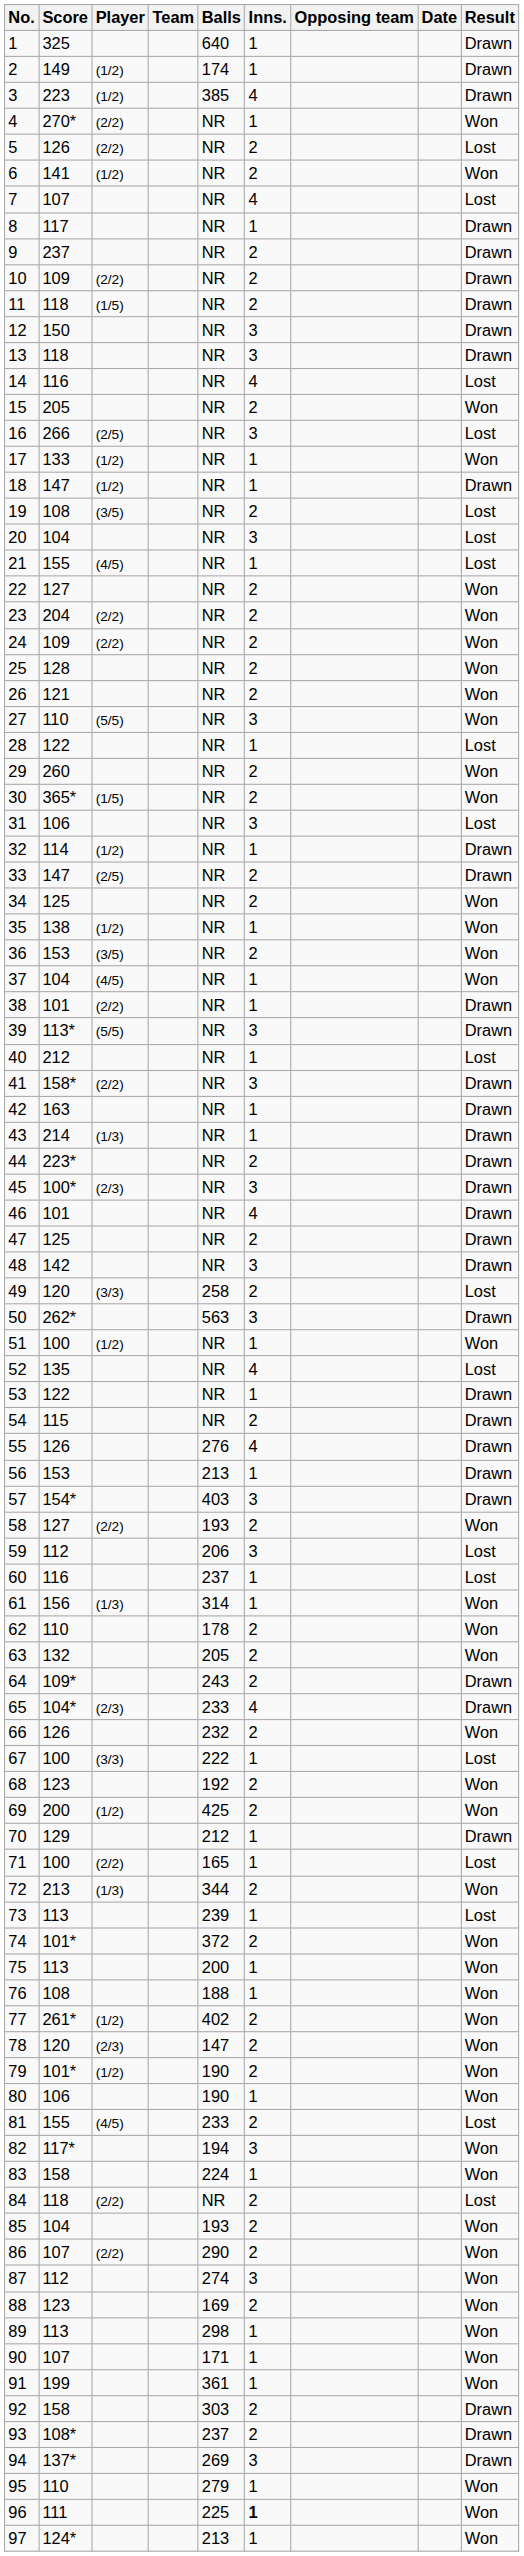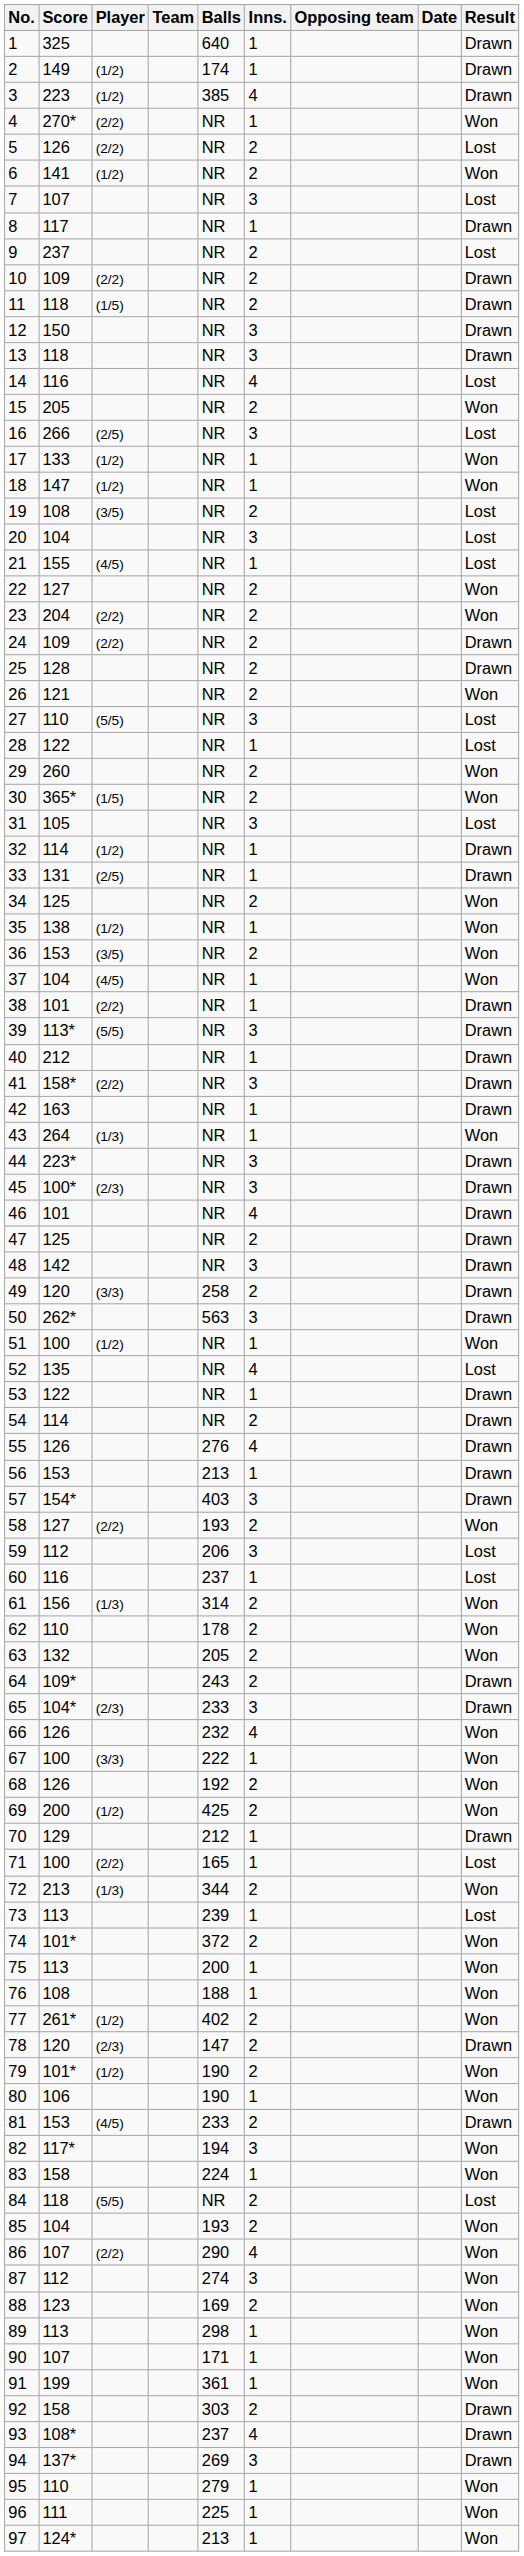(253, 200) 4 -> (253, 200) 3
(488, 252) Drawn -> (480, 252) Lost
(488, 485) Drawn -> (481, 485) Won
(481, 641) Won -> (488, 641) Drawn
(481, 667) Won -> (488, 667) Drawn
(481, 719) Won -> (480, 719) Lost
(56, 823) 106 -> (56, 823) 105
(56, 875) 147 -> (56, 875) 131
(253, 875) 2 -> (253, 875) 1
(480, 1057) Lost -> (488, 1057) Drawn
(56, 1135) 214 -> (56, 1135) 264
(488, 1135) Drawn -> (481, 1135) Won
(253, 1161) 2 -> (253, 1161) 3
(480, 1291) Lost -> (488, 1291) Drawn
(55, 1421) 115 -> (55, 1421) 114
(253, 1603) 1 -> (253, 1603) 2
(253, 1707) 4 -> (253, 1707) 3
(253, 1733) 2 -> (253, 1733) 4
(480, 1759) Lost -> (481, 1759) Won
(56, 1785) 123 -> (56, 1785) 126
(481, 2045) Won -> (488, 2045) Drawn
(56, 2123) 155 -> (56, 2123) 153
(480, 2123) Lost -> (488, 2123) Drawn
(110, 2202) (2/2) -> (110, 2202) (5/5)
(253, 2253) 2 -> (253, 2253) 4
(253, 2435) 2 -> (253, 2435) 4
(253, 2513) bold -> (253, 2513) normal
